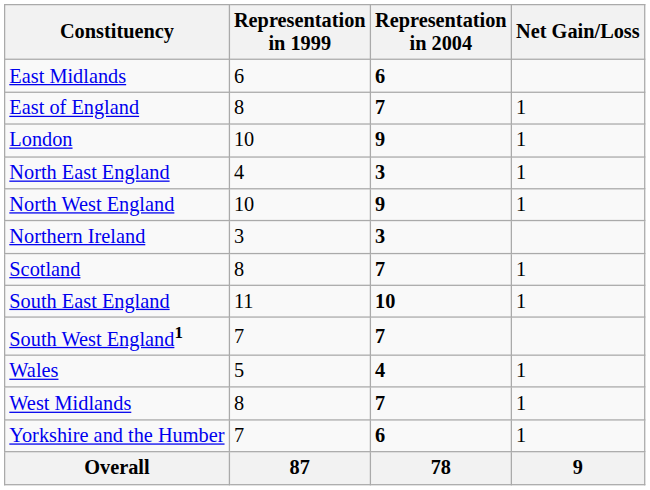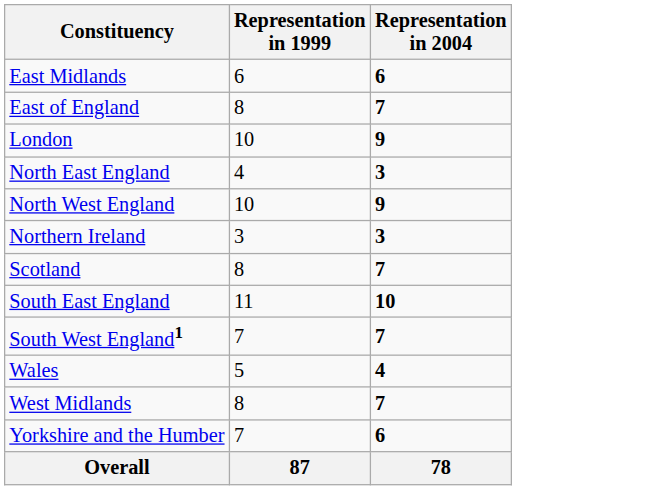- column: (578, 32)
